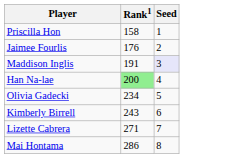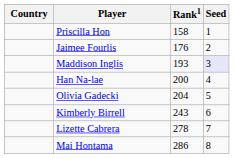+ column: (29, 13)
(131, 64) 191 -> (181, 64) 193
(131, 80) lightgreen background -> (181, 80) no background
(131, 96) 234 -> (181, 96) 204
(131, 129) 271 -> (181, 129) 278
